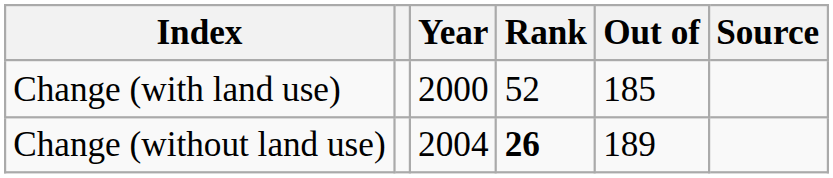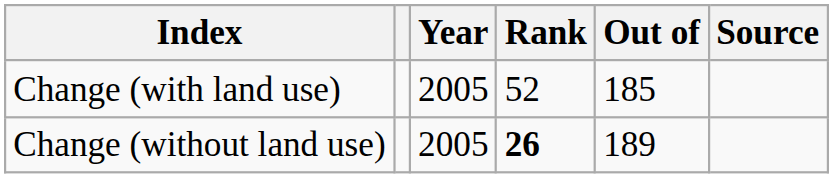(453, 88) 2000 -> (453, 88) 2005
(453, 144) 2004 -> (453, 144) 2005
